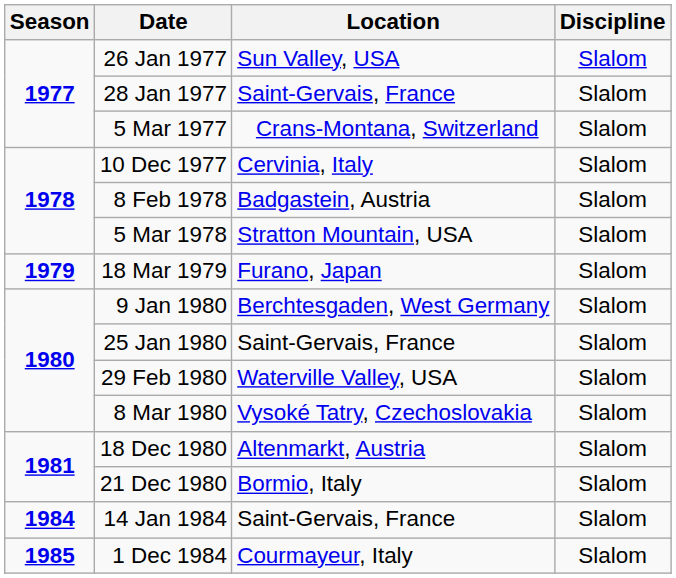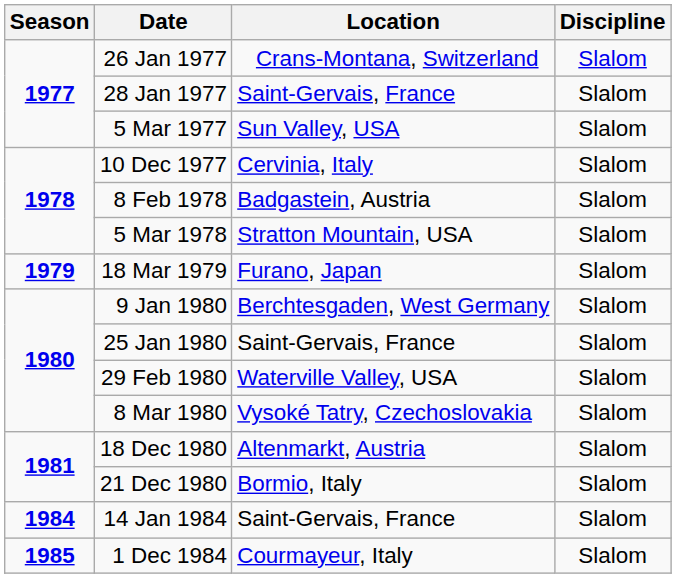(318, 57) Sun Valley, USA -> (388, 57) Crans-Montana, Switzerland
(388, 128) Crans-Montana, Switzerland -> (318, 128) Sun Valley, USA
